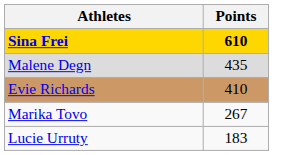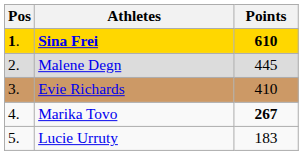+ column: (20, 16)
(236, 65) 435 -> (266, 65) 445
(236, 114) normal -> (266, 114) bold
